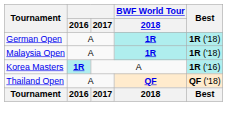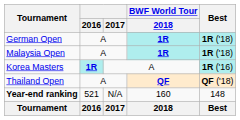+ row: (42, 95)
